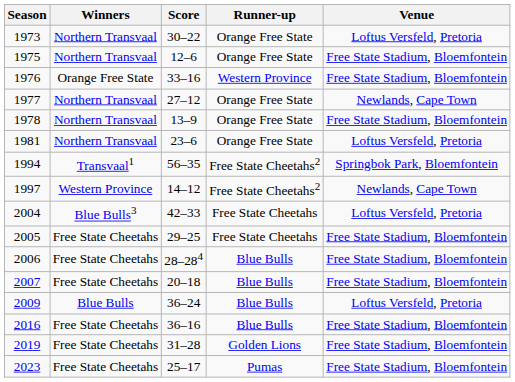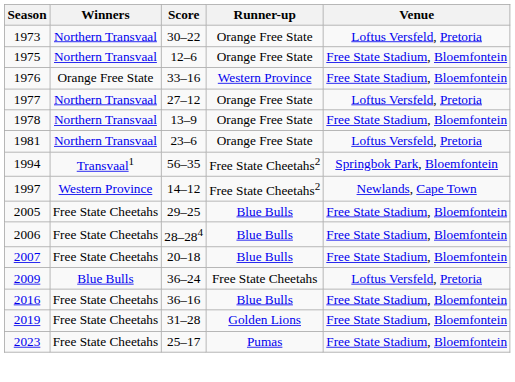(417, 99) Newlands, Cape Town -> (417, 99) Loftus Versfeld, Pretoria
- row: (27, 213)
(265, 236) Free State Cheetahs -> (265, 211) Blue Bulls
(265, 303) Blue Bulls -> (265, 278) Free State Cheetahs
